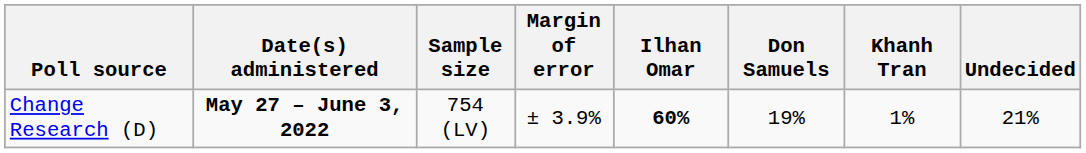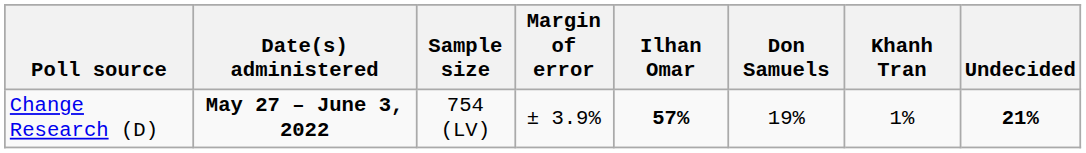(671, 118) 60% -> (671, 118) 57%
(1020, 118) normal -> (1020, 118) bold
